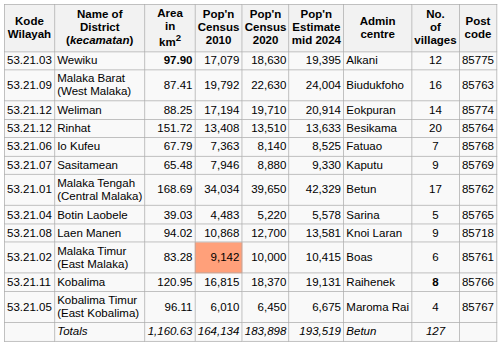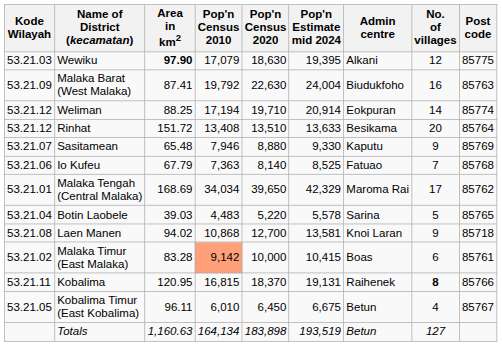rows swapped: (79, 146) <-> (88, 165)
(361, 190) Betun -> (378, 190) Maroma Rai
(378, 307) Maroma Rai -> (361, 307) Betun
